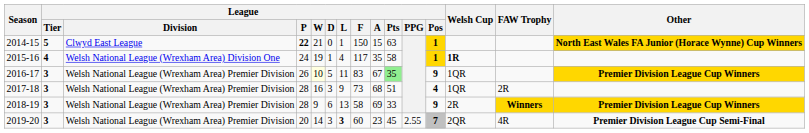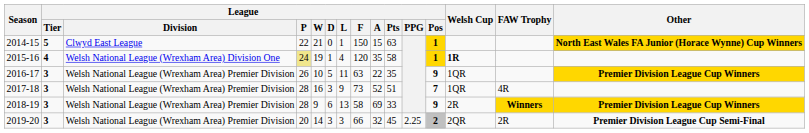(304, 43) bold -> (304, 43) normal
(304, 58) no background -> (304, 58) khaki background
(360, 58) 117 -> (361, 58) 120
(318, 74) lightyellow background -> (318, 74) no background
(358, 74) 83 -> (358, 74) 63
(377, 74) 67 -> (377, 74) 22
(392, 74) lightgreen background -> (392, 74) no background
(377, 89) 68 -> (377, 89) 52
(436, 89) 4 -> (436, 89) 7
(503, 89) 2R -> (503, 89) 4R
(341, 120) bold -> (341, 120) normal
(358, 120) 60 -> (358, 120) 66
(377, 120) 23 -> (377, 120) 32
(413, 120) 2.55 -> (413, 120) 2.25
(436, 120) 7 -> (436, 120) 2
(503, 120) 4R -> (503, 120) 2R
